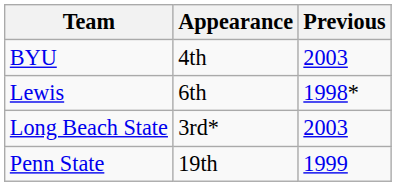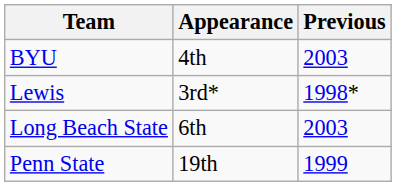(192, 92) 6th -> (199, 92) 3rd*
(199, 127) 3rd* -> (192, 127) 6th
